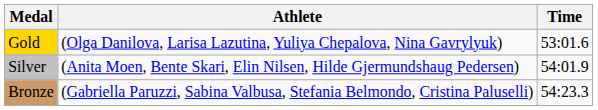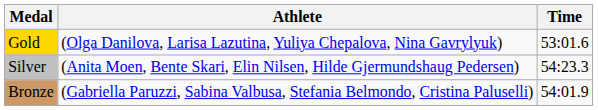(565, 67) 54:01.9 -> (565, 67) 54:23.3
(565, 92) 54:23.3 -> (565, 92) 54:01.9
